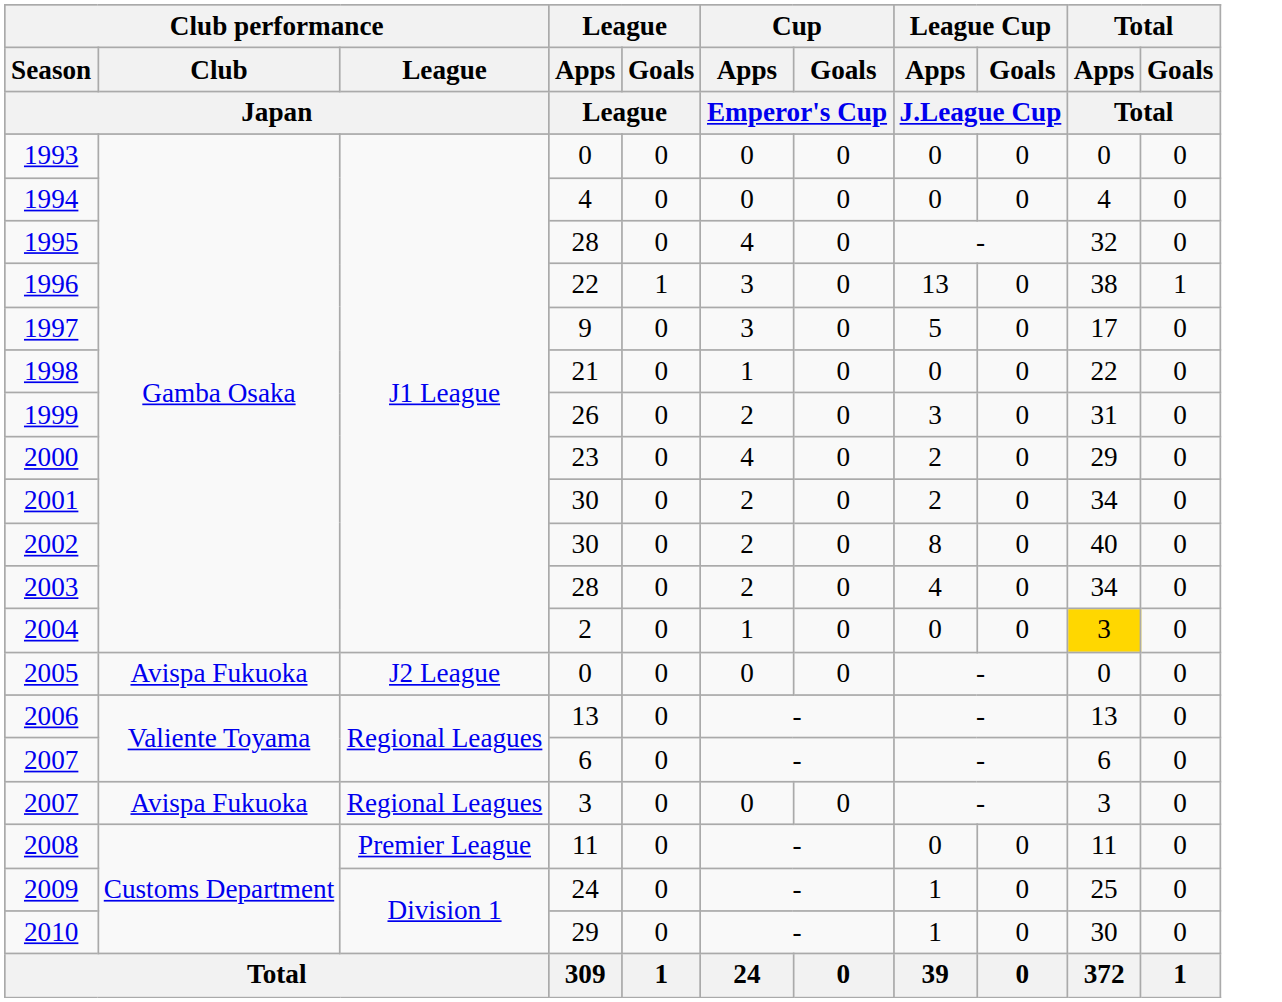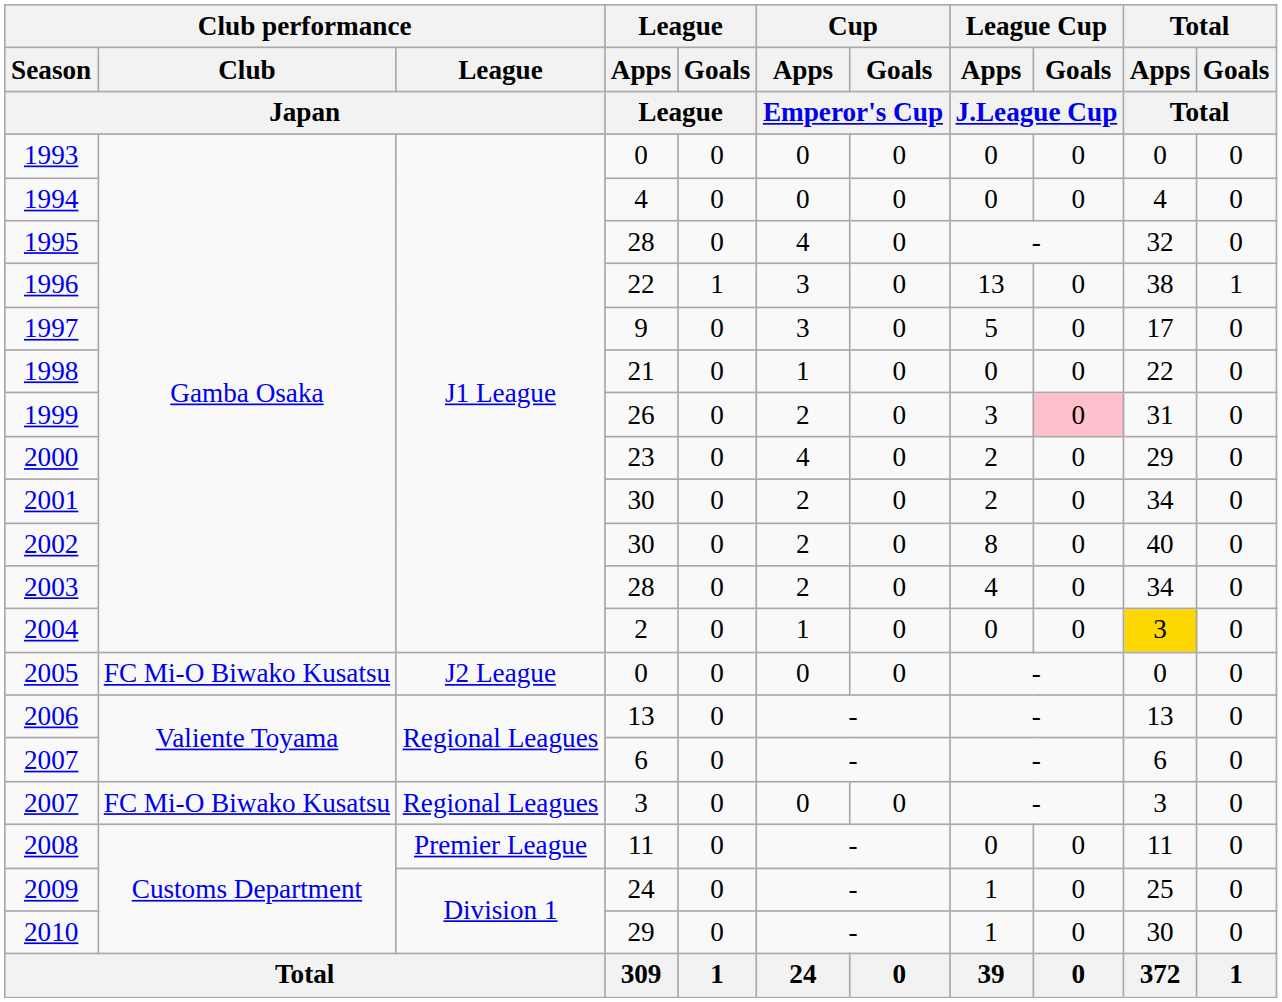(1022, 414) no background -> (1078, 414) pink background
(219, 673) Avispa Fukuoka -> (247, 673) FC Mi-O Biwako Kusatsu
(219, 802) Avispa Fukuoka -> (247, 802) FC Mi-O Biwako Kusatsu
